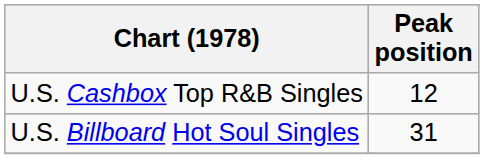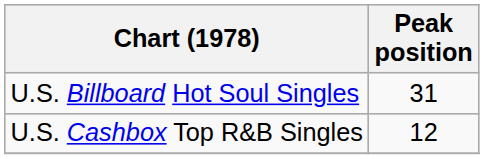rows swapped: (187, 93) <-> (185, 133)
